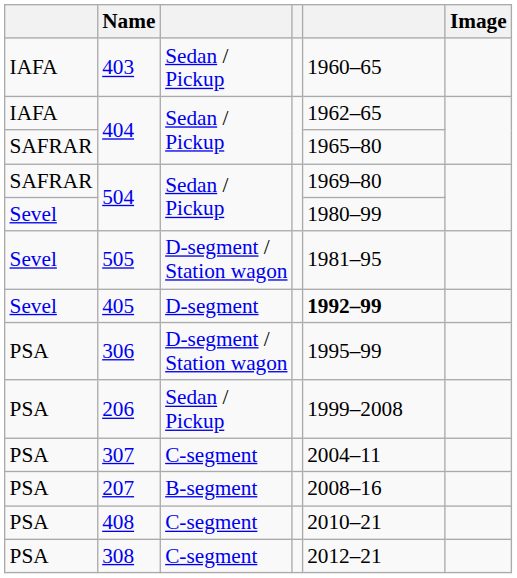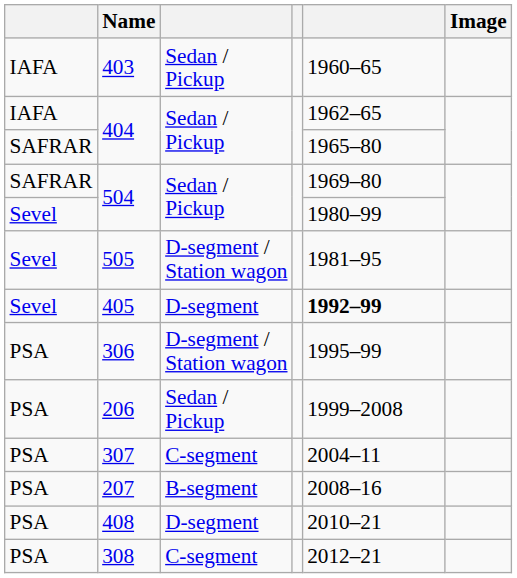(211, 522) C-segment -> (212, 522) D-segment
